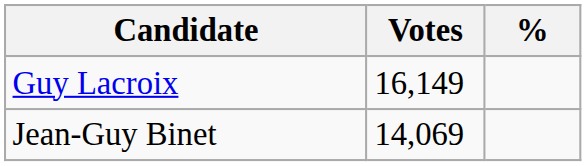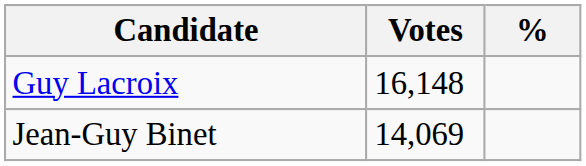(419, 82) 16,149 -> (419, 82) 16,148
